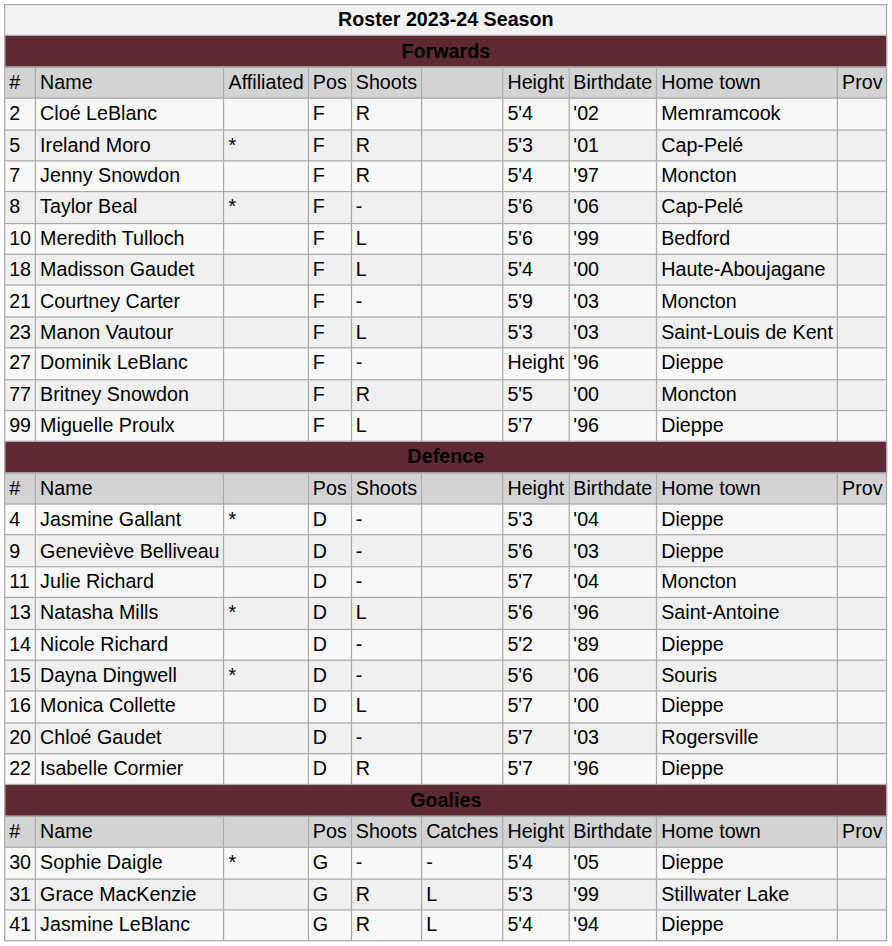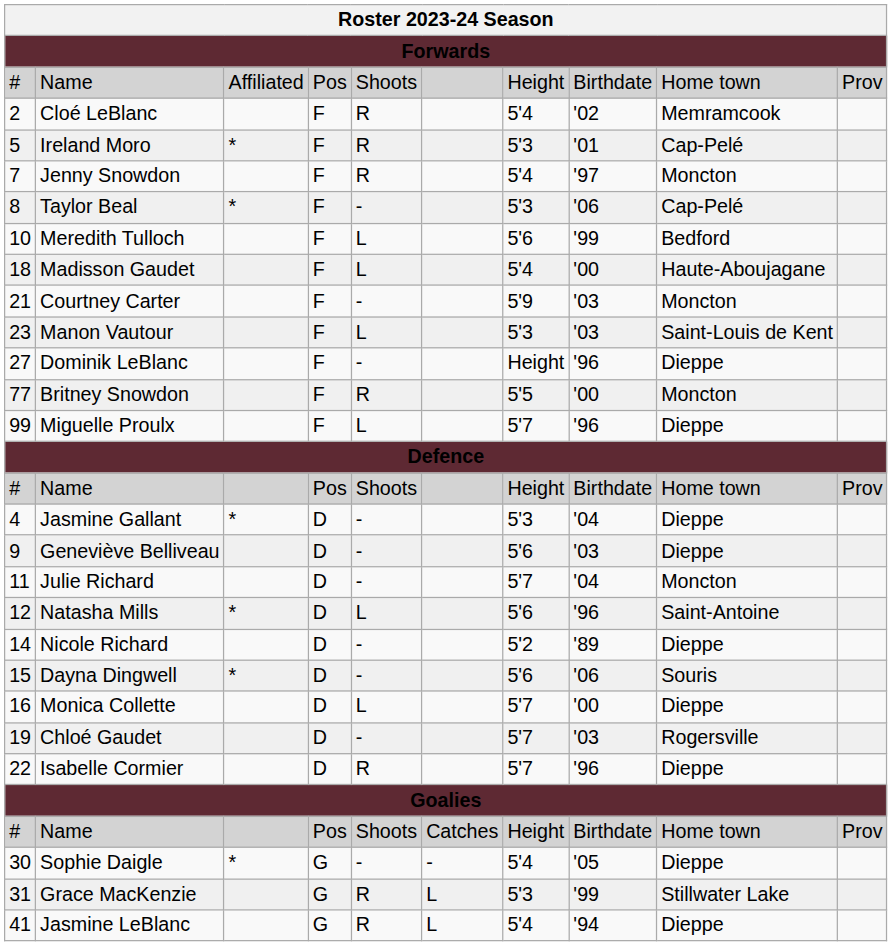(520, 207) 5'6 -> (520, 207) 5'3
(20, 613) 13 -> (20, 613) 12
(20, 737) 20 -> (20, 737) 19
